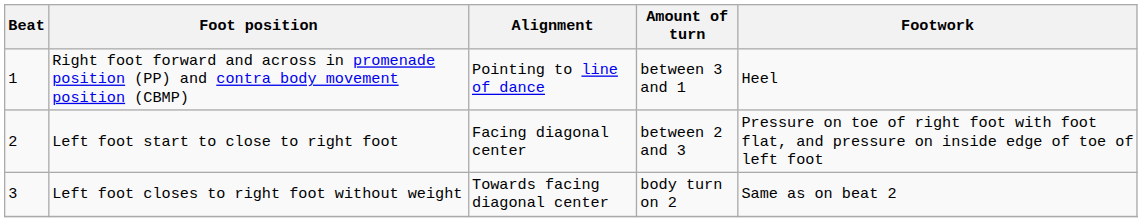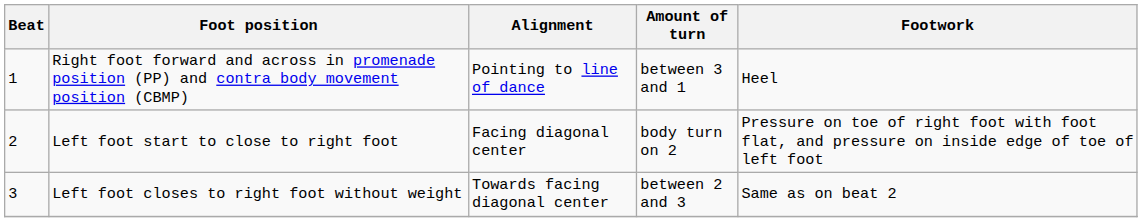(681, 141) between 2 and 3 -> (681, 141) body turn on 2
(681, 194) body turn on 2 -> (681, 194) between 2 and 3
